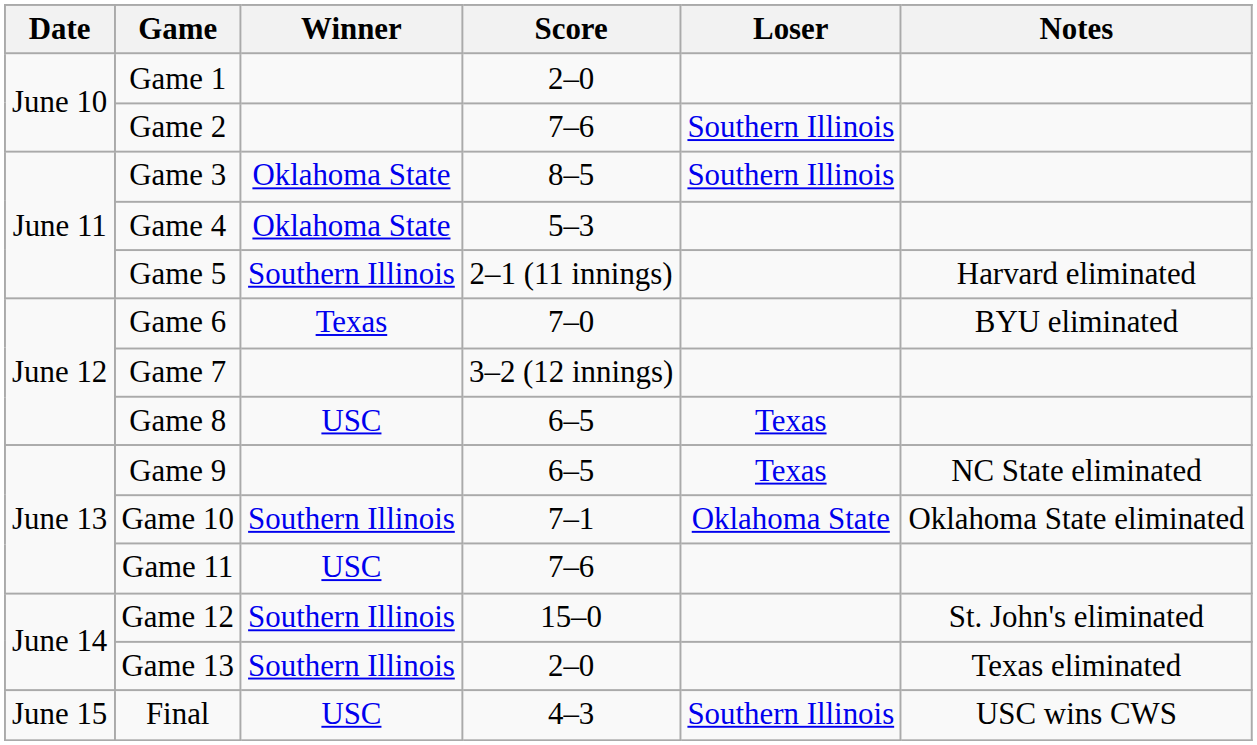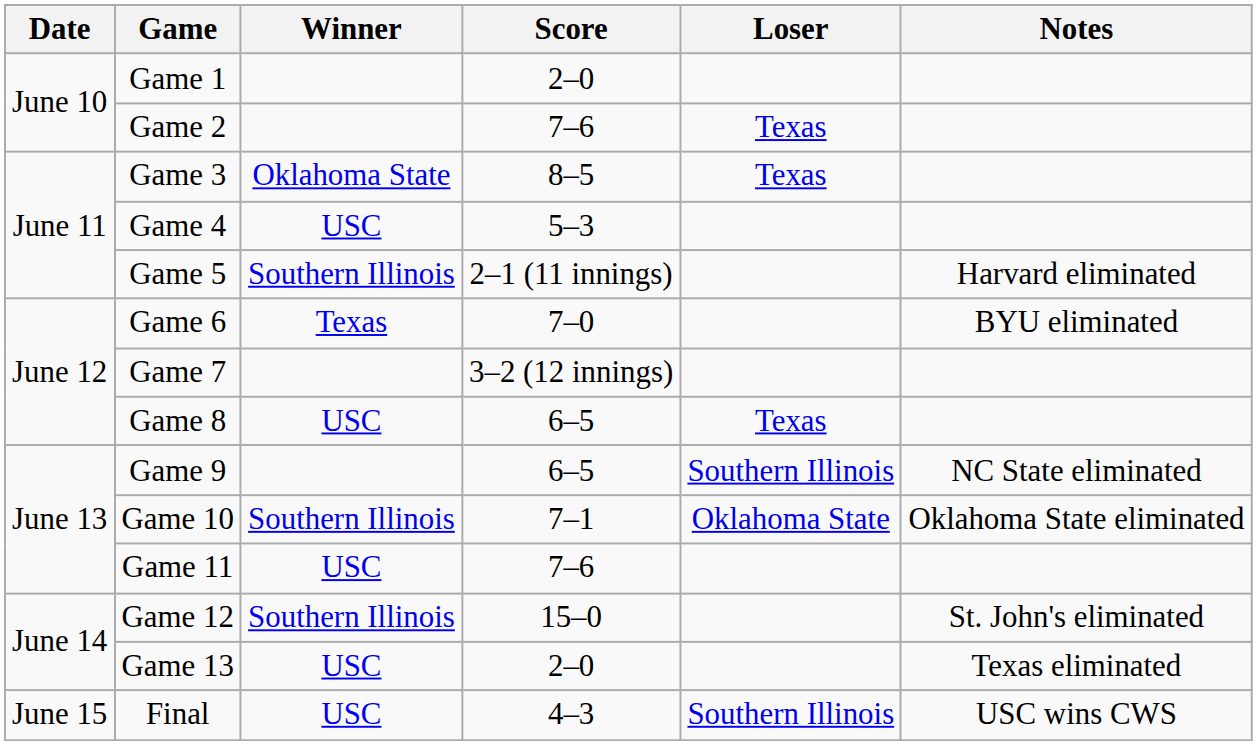(791, 126) Southern Illinois -> (791, 126) Texas
(791, 175) Southern Illinois -> (791, 175) Texas
(351, 224) Oklahoma State -> (351, 224) USC
(791, 469) Texas -> (791, 469) Southern Illinois
(351, 665) Southern Illinois -> (351, 665) USC
